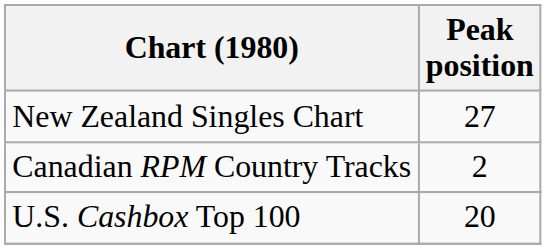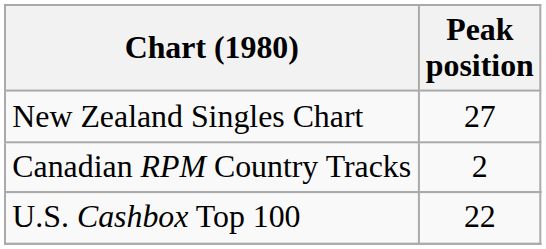(480, 217) 20 -> (480, 217) 22
